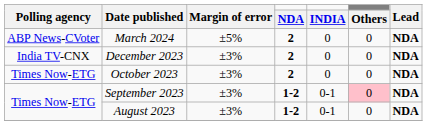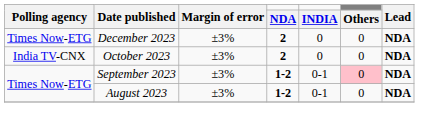- row: (144, 38)
(53, 56) India TV-CNX -> (49, 38) Times Now-ETG
(53, 74) Times Now-ETG -> (49, 56) India TV-CNX
